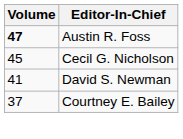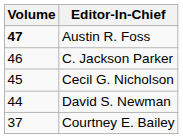+ row: (118, 58)
(15, 79) 41 -> (15, 101) 44
